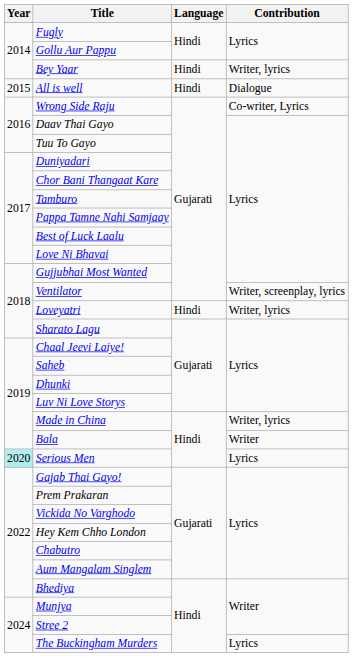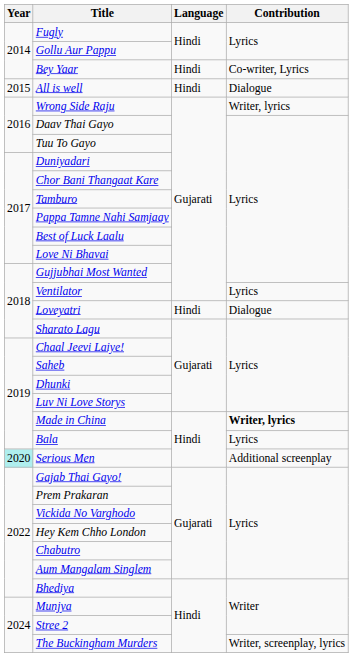(259, 69) Writer, lyrics -> (269, 69) Co-writer, Lyrics
(269, 106) Co-writer, Lyrics -> (259, 106) Writer, lyrics
(287, 291) Writer, screenplay, lyrics -> (243, 291) Lyrics
(259, 310) Writer, lyrics -> (250, 310) Dialogue
(259, 421) normal -> (262, 421) bold
(244, 439) Writer -> (243, 439) Lyrics
(243, 458) Lyrics -> (280, 458) Additional screenplay
(243, 643) Lyrics -> (287, 643) Writer, screenplay, lyrics
